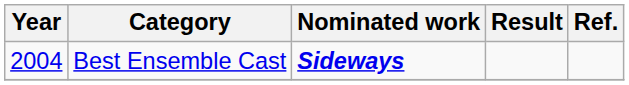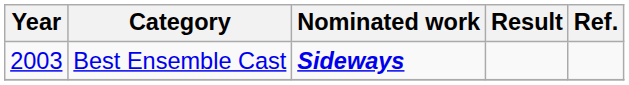(36, 60) 2004 -> (36, 60) 2003
